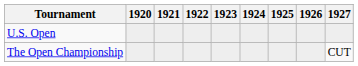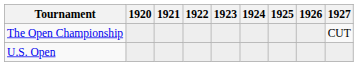rows swapped: (65, 52) <-> (31, 33)
